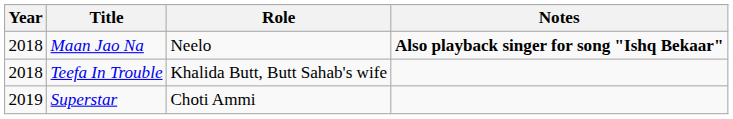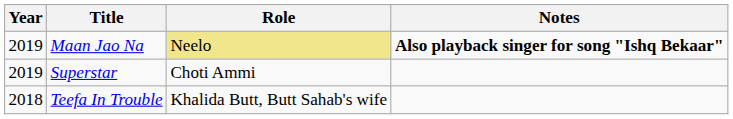(26, 45) 2018 -> (26, 45) 2019
(191, 45) no background -> (191, 45) khaki background
rows swapped: (107, 72) <-> (84, 99)
